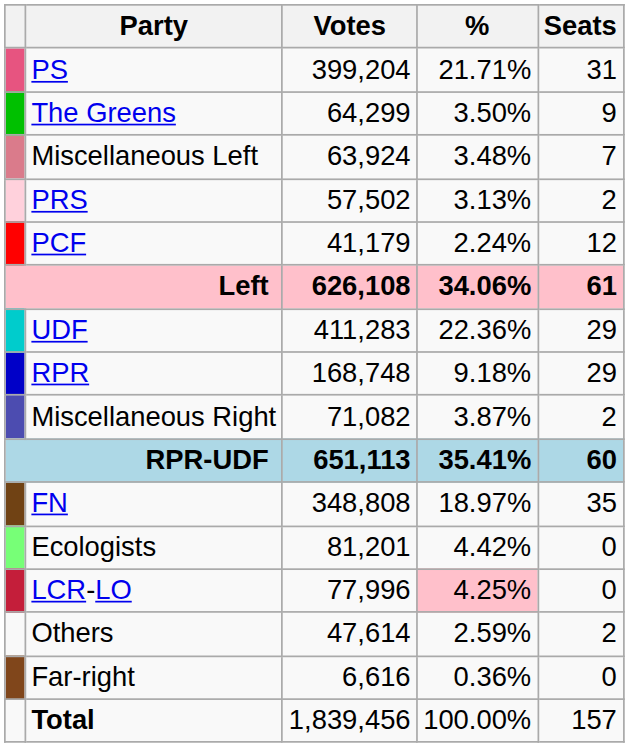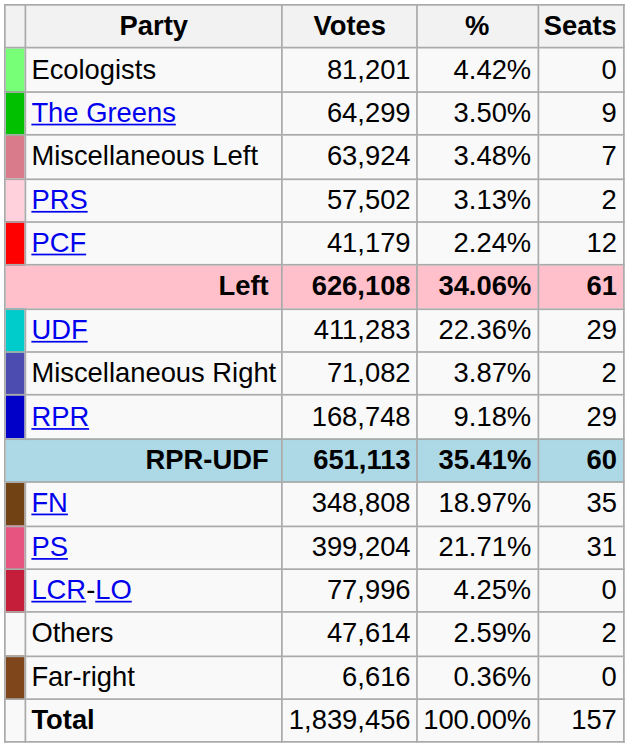rows swapped: (50, 69) <-> (94, 546)
rows swapped: (60, 373) <-> (154, 416)
(492, 590) pink background -> (492, 590) no background
